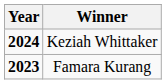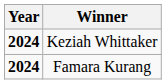(24, 66) 2023 -> (24, 66) 2024
